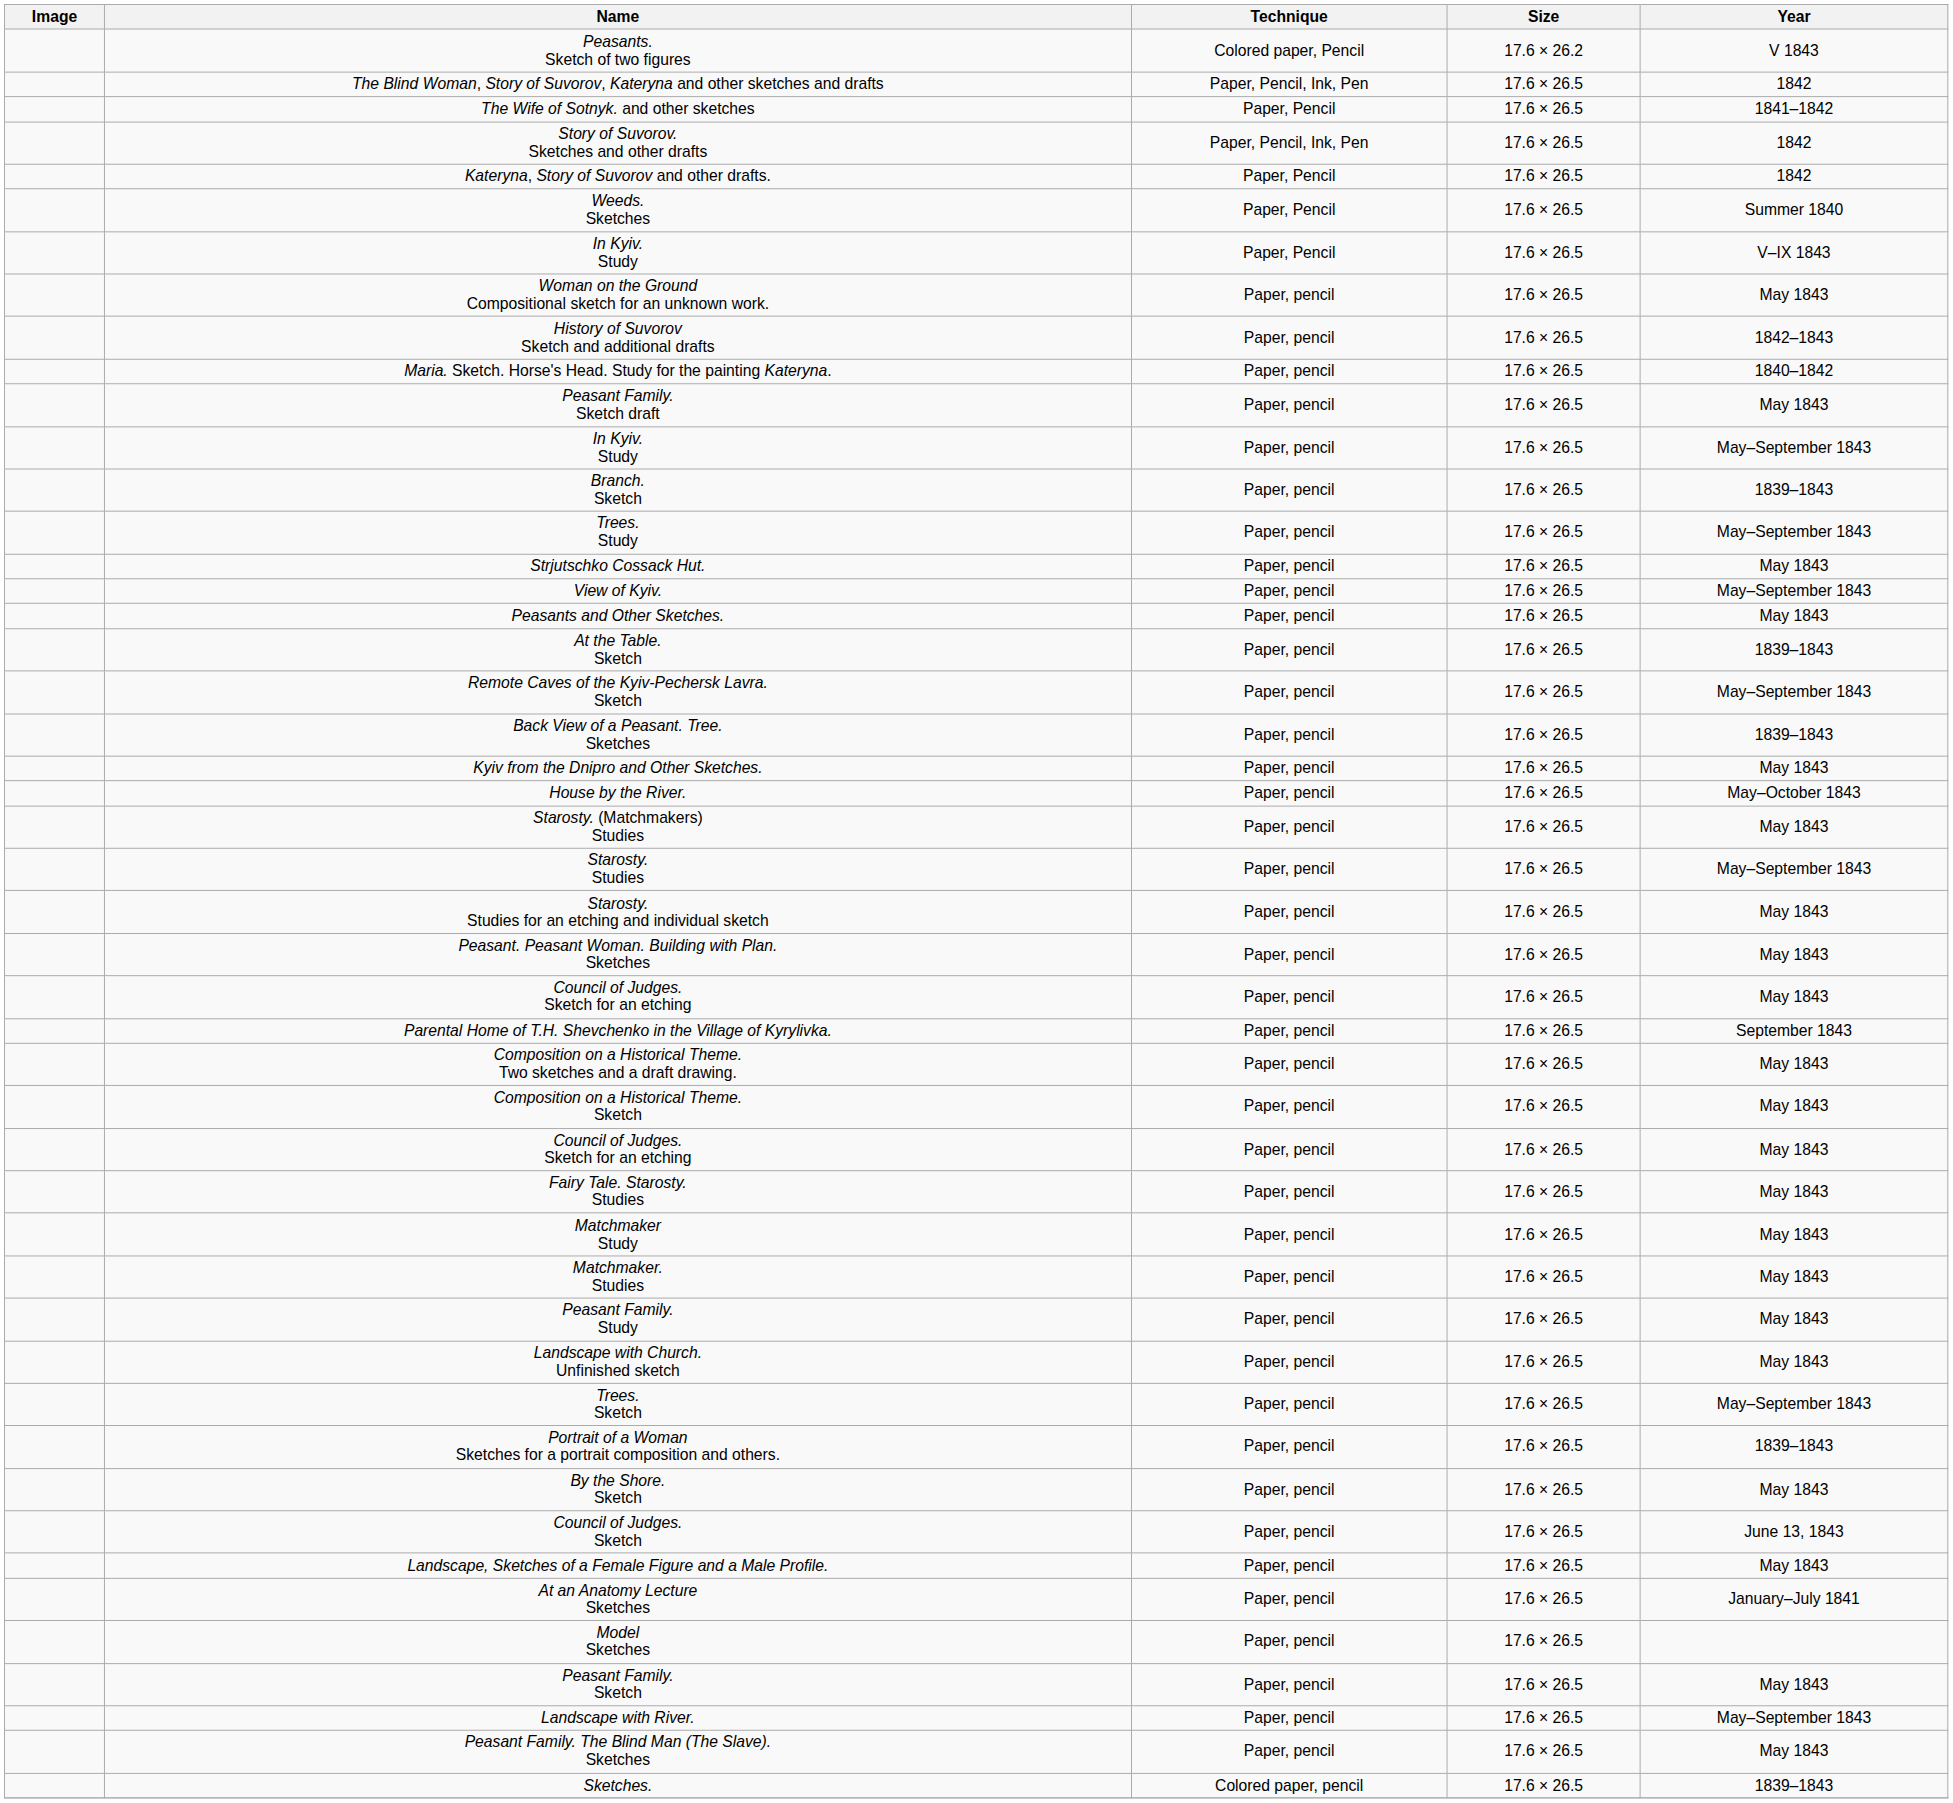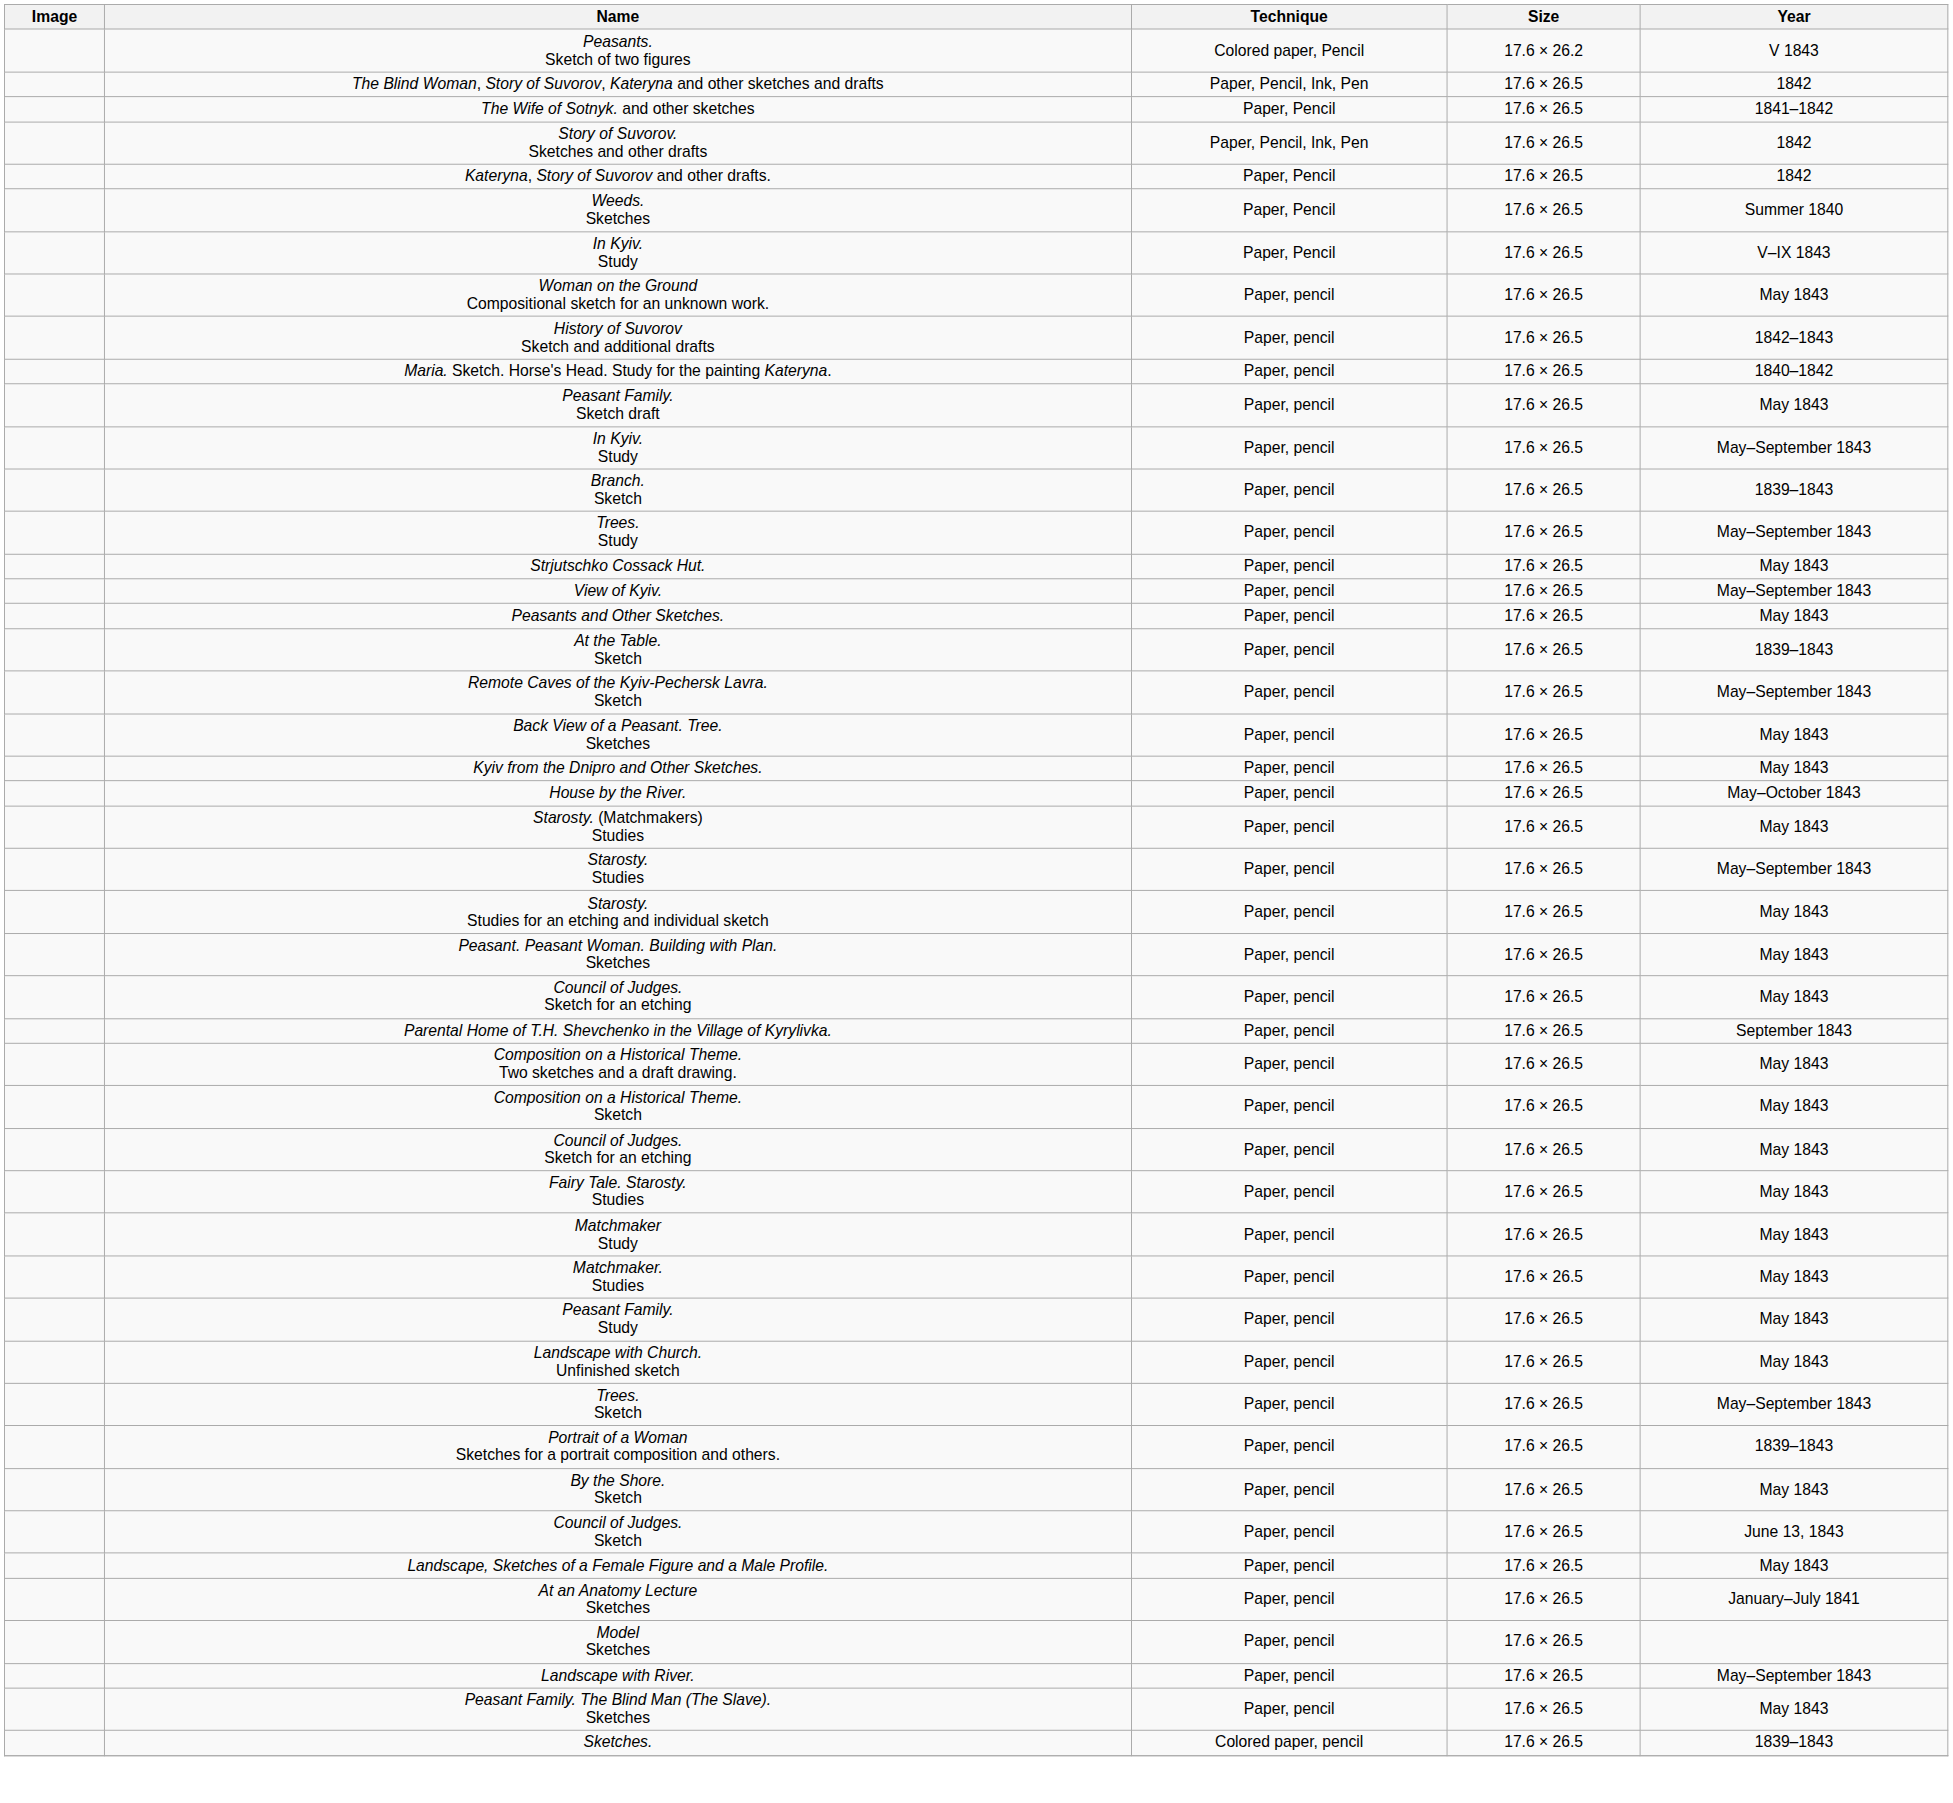(1794, 734) 1839–1843 -> (1794, 734) May 1843
- row: (618, 1684)
